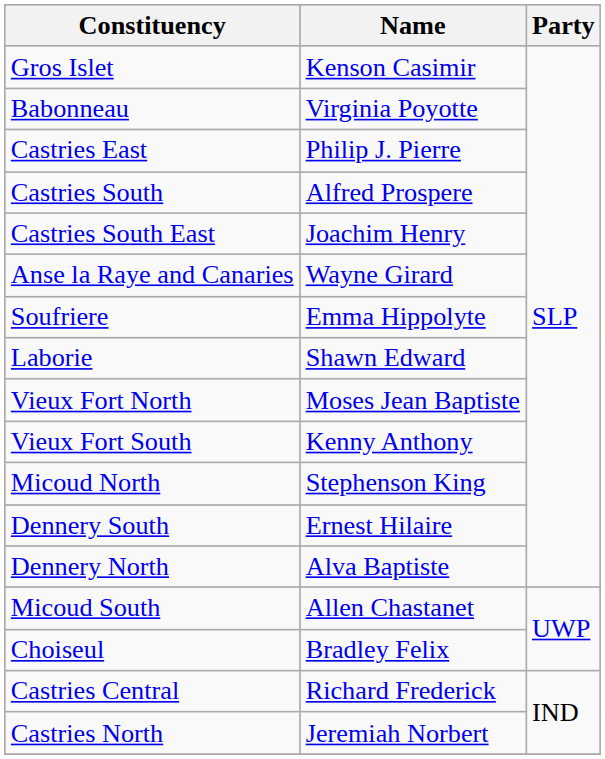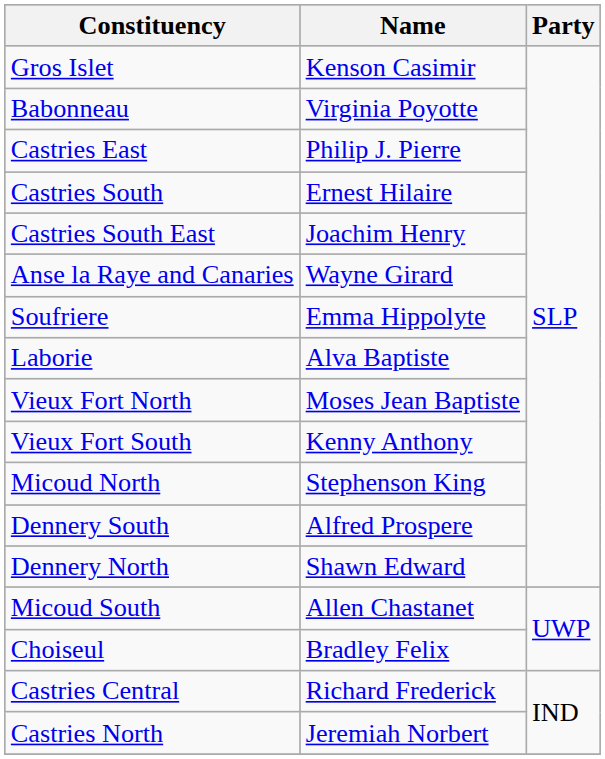(389, 191) Alfred Prospere -> (379, 191) Ernest Hilaire
(385, 358) Shawn Edward -> (377, 358) Alva Baptiste
(379, 524) Ernest Hilaire -> (389, 524) Alfred Prospere
(377, 566) Alva Baptiste -> (385, 566) Shawn Edward
